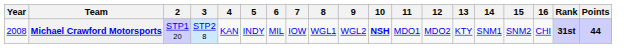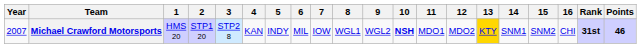+ column: (176, 12)
(17, 31) 2008 -> (17, 31) 2007
(464, 31) no background -> (488, 31) gold background
(596, 31) 44 -> (620, 31) 46
